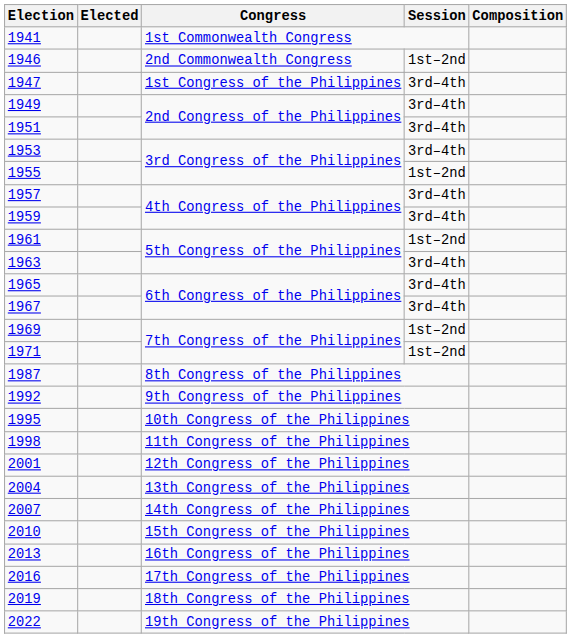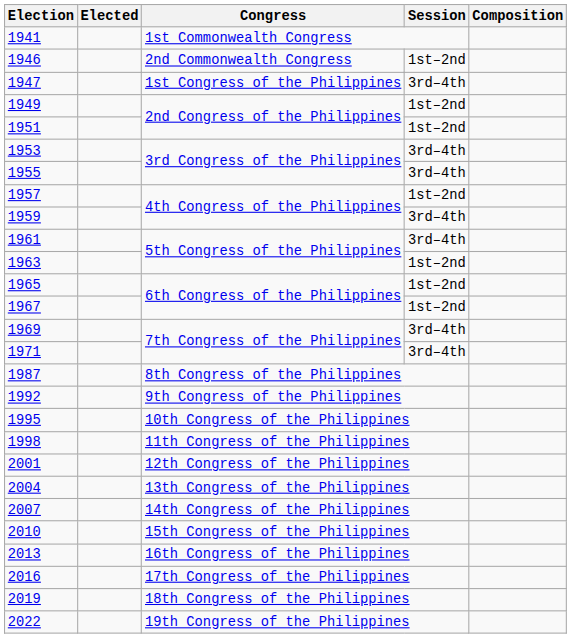(437, 106) 3rd–4th -> (437, 106) 1st–2nd
(437, 128) 3rd–4th -> (437, 128) 1st–2nd
(437, 173) 1st–2nd -> (437, 173) 3rd–4th
(437, 195) 3rd–4th -> (437, 195) 1st–2nd
(437, 240) 1st–2nd -> (437, 240) 3rd–4th
(437, 263) 3rd–4th -> (437, 263) 1st–2nd
(437, 285) 3rd–4th -> (437, 285) 1st–2nd
(437, 308) 3rd–4th -> (437, 308) 1st–2nd
(437, 330) 1st–2nd -> (437, 330) 3rd–4th
(437, 353) 1st–2nd -> (437, 353) 3rd–4th
